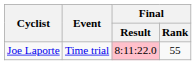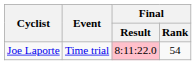(175, 51) 55 -> (175, 51) 54
